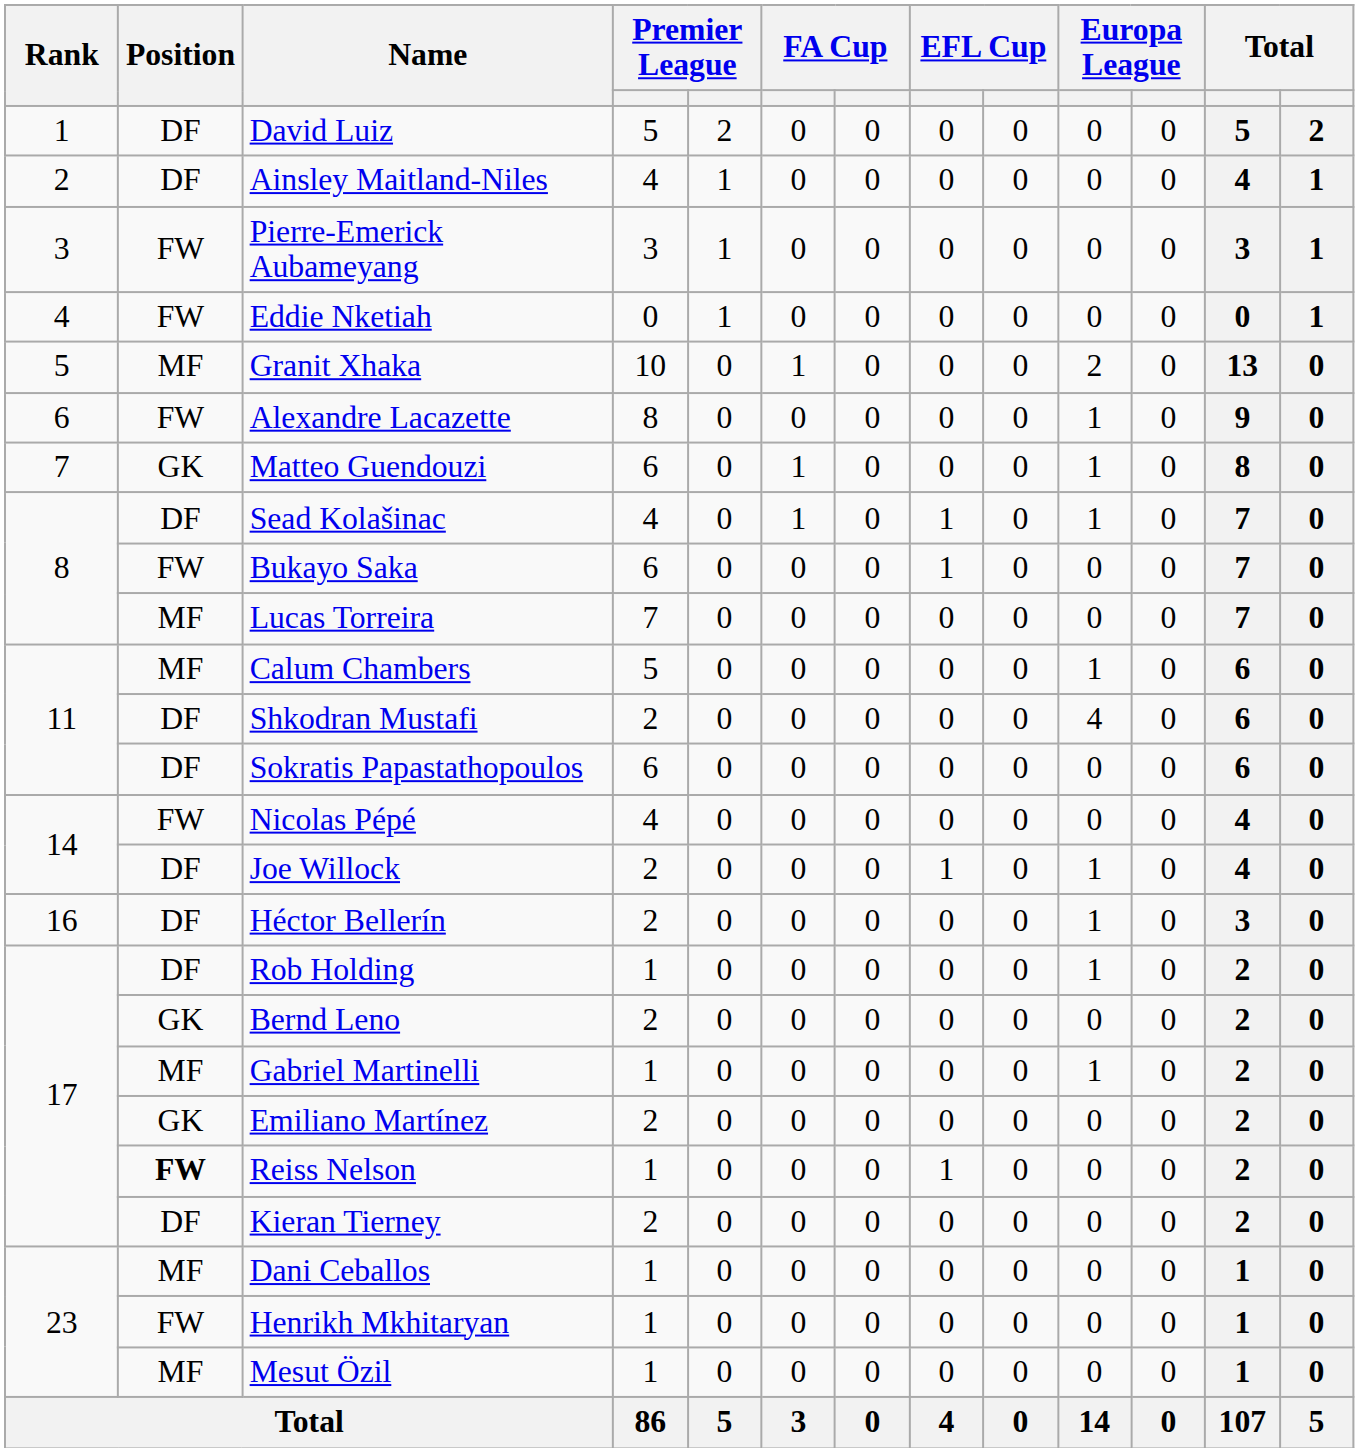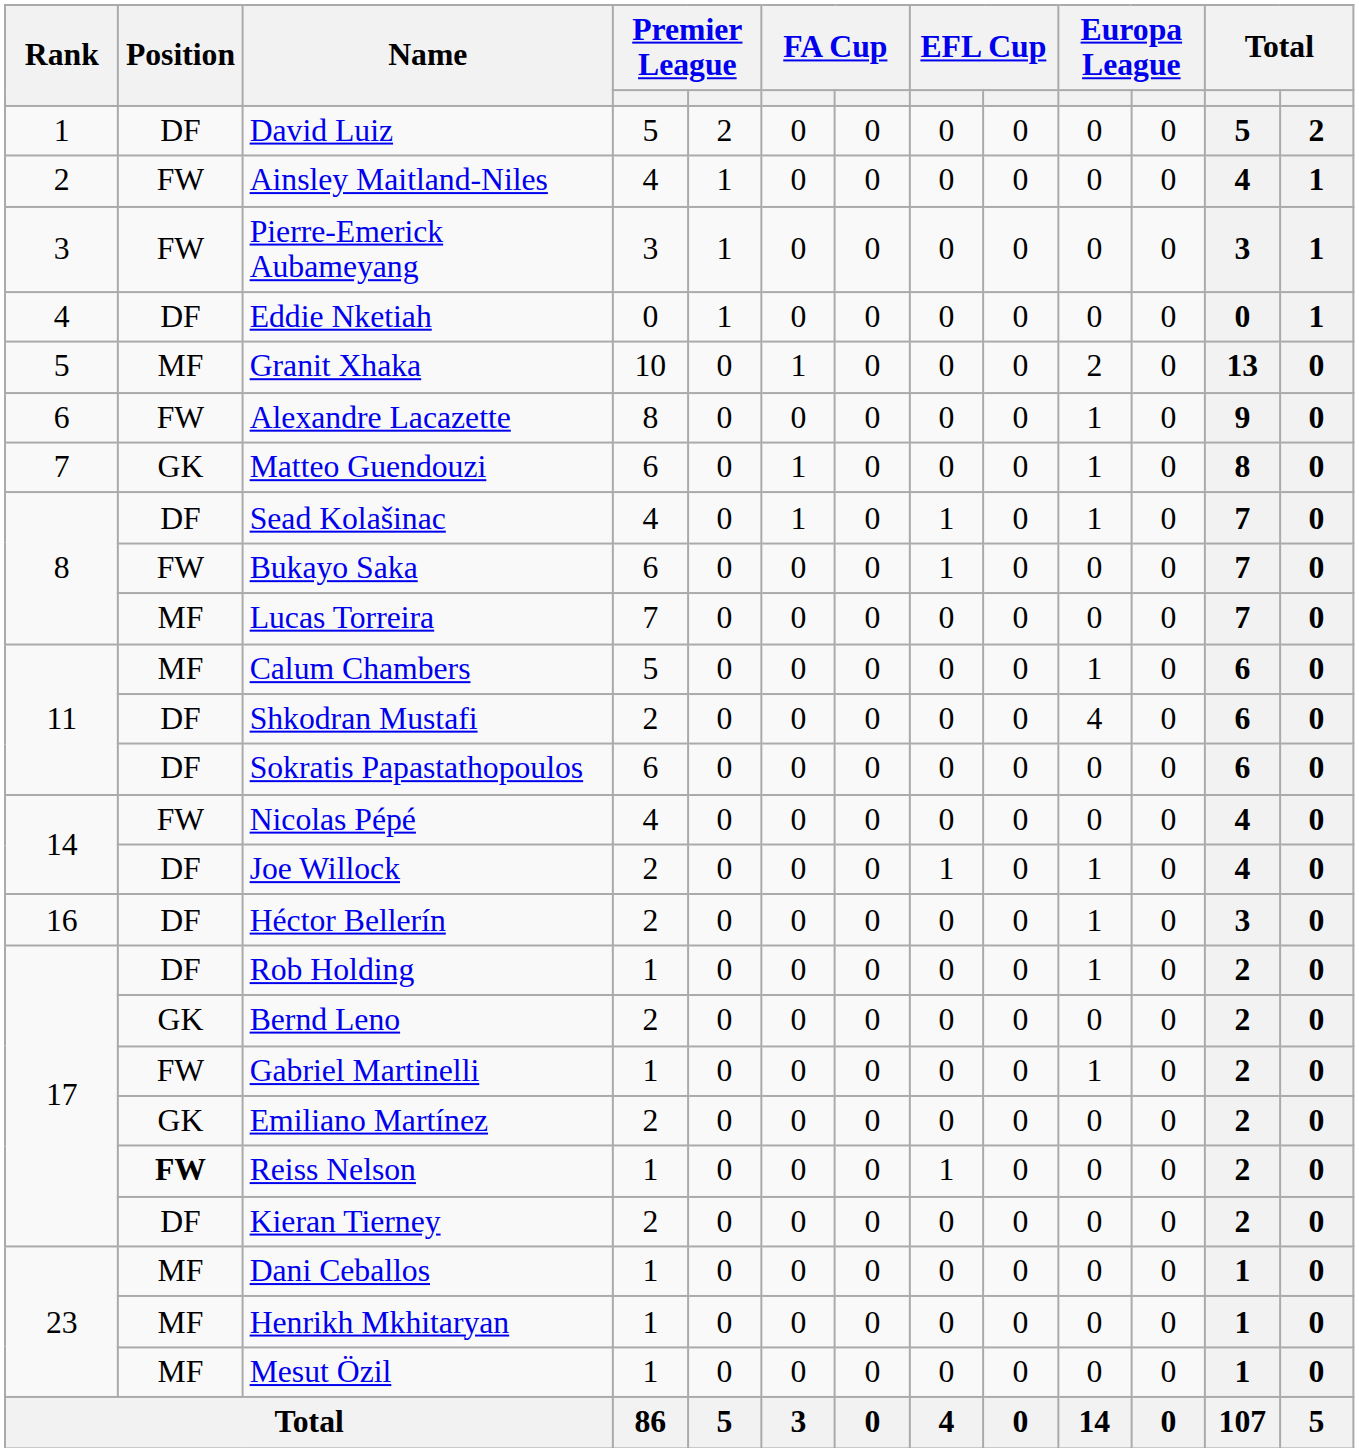(180, 180) DF -> (180, 180) FW
(180, 316) FW -> (180, 316) DF
(180, 1070) MF -> (180, 1070) FW
(180, 1321) FW -> (180, 1321) MF
